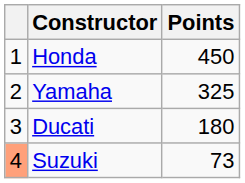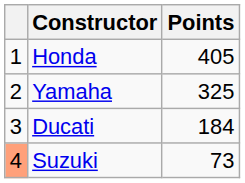(216, 57) 450 -> (216, 57) 405
(216, 126) 180 -> (216, 126) 184
